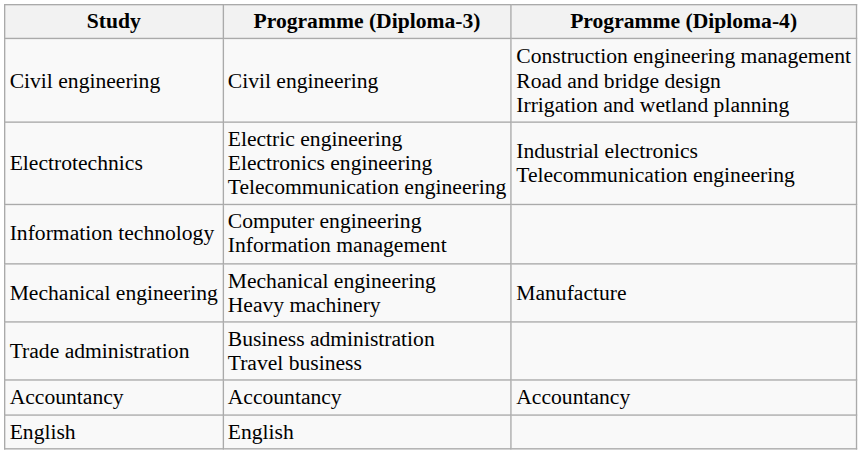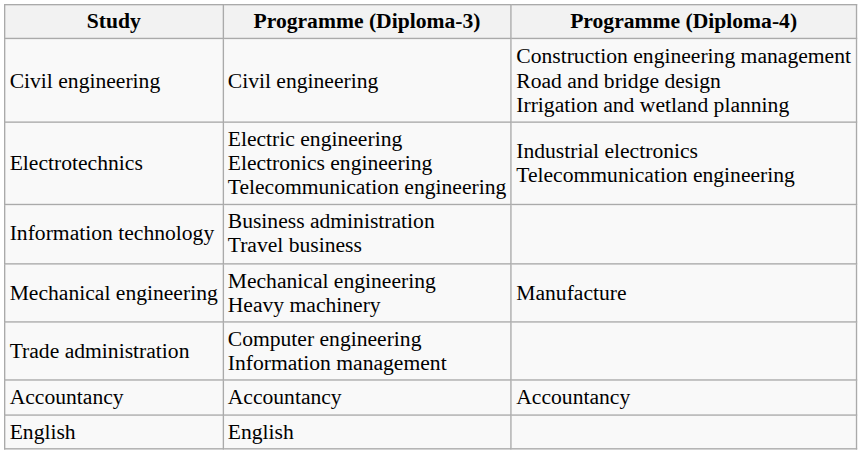(337, 233) Computer engineering Information management -> (331, 233) Business administration Travel business
(331, 350) Business administration Travel business -> (337, 350) Computer engineering Information management
